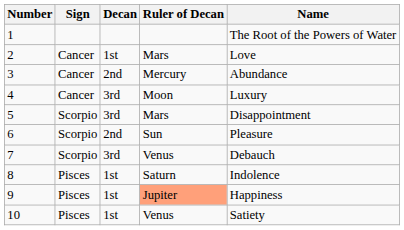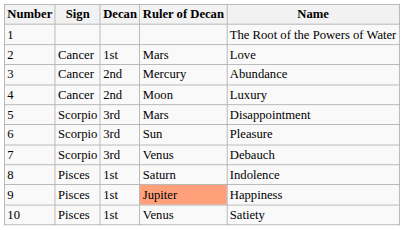(112, 94) 3rd -> (113, 94) 2nd
(113, 134) 2nd -> (112, 134) 3rd
